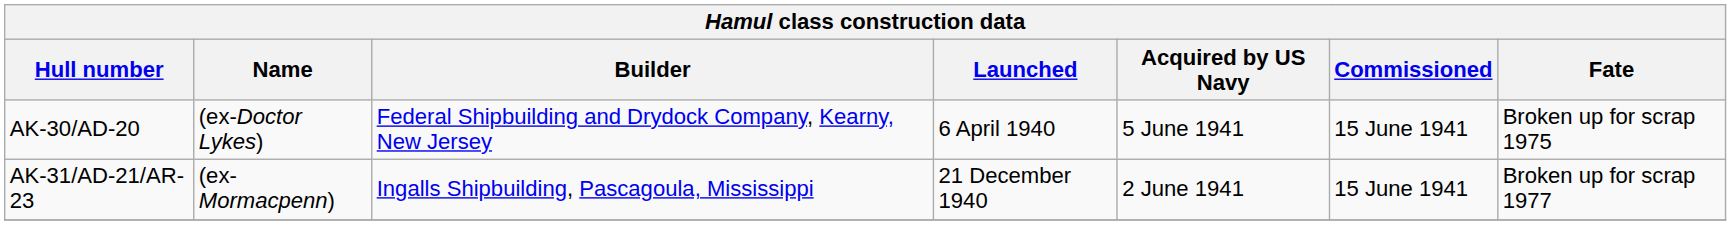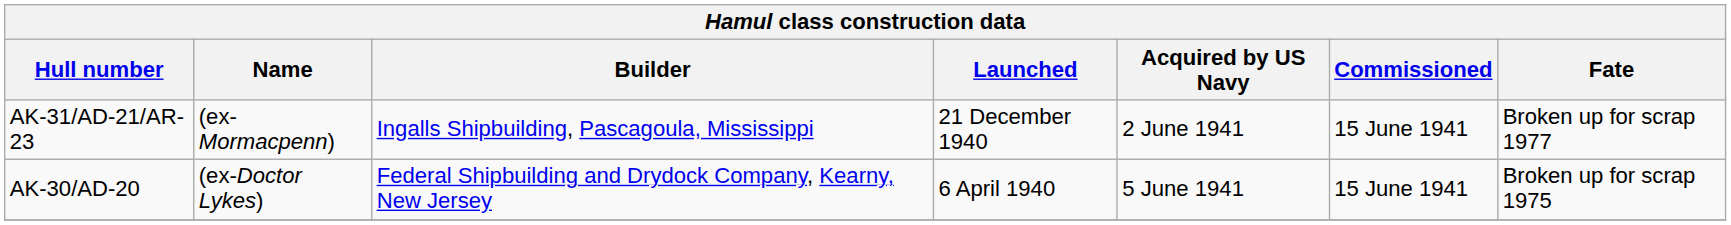rows swapped: (75, 129) <-> (97, 189)
